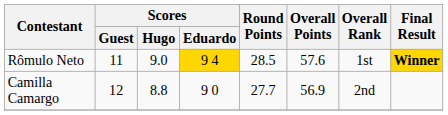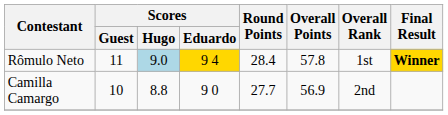(159, 60) no background -> (159, 60) lightblue background
(263, 60) 28.5 -> (263, 60) 28.4
(313, 60) 57.6 -> (313, 60) 57.8
(116, 90) 12 -> (116, 90) 10
